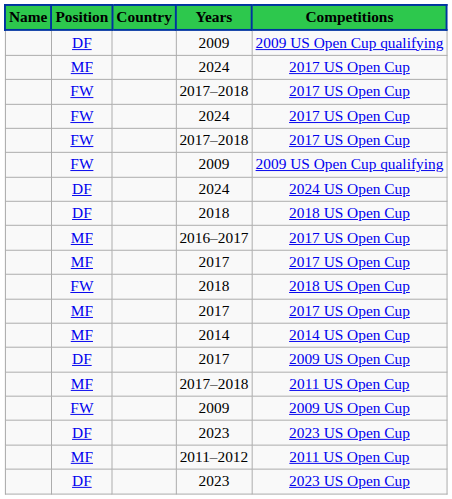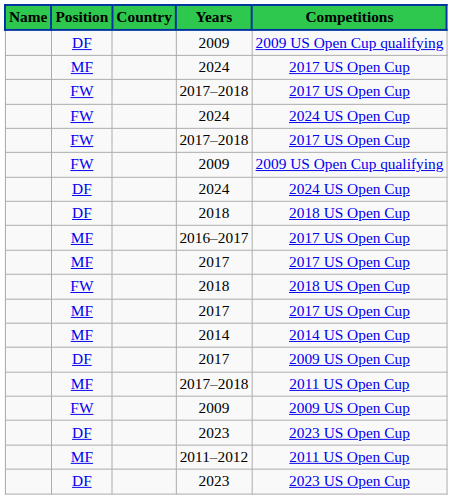(349, 116) 2017 US Open Cup -> (349, 116) 2024 US Open Cup
